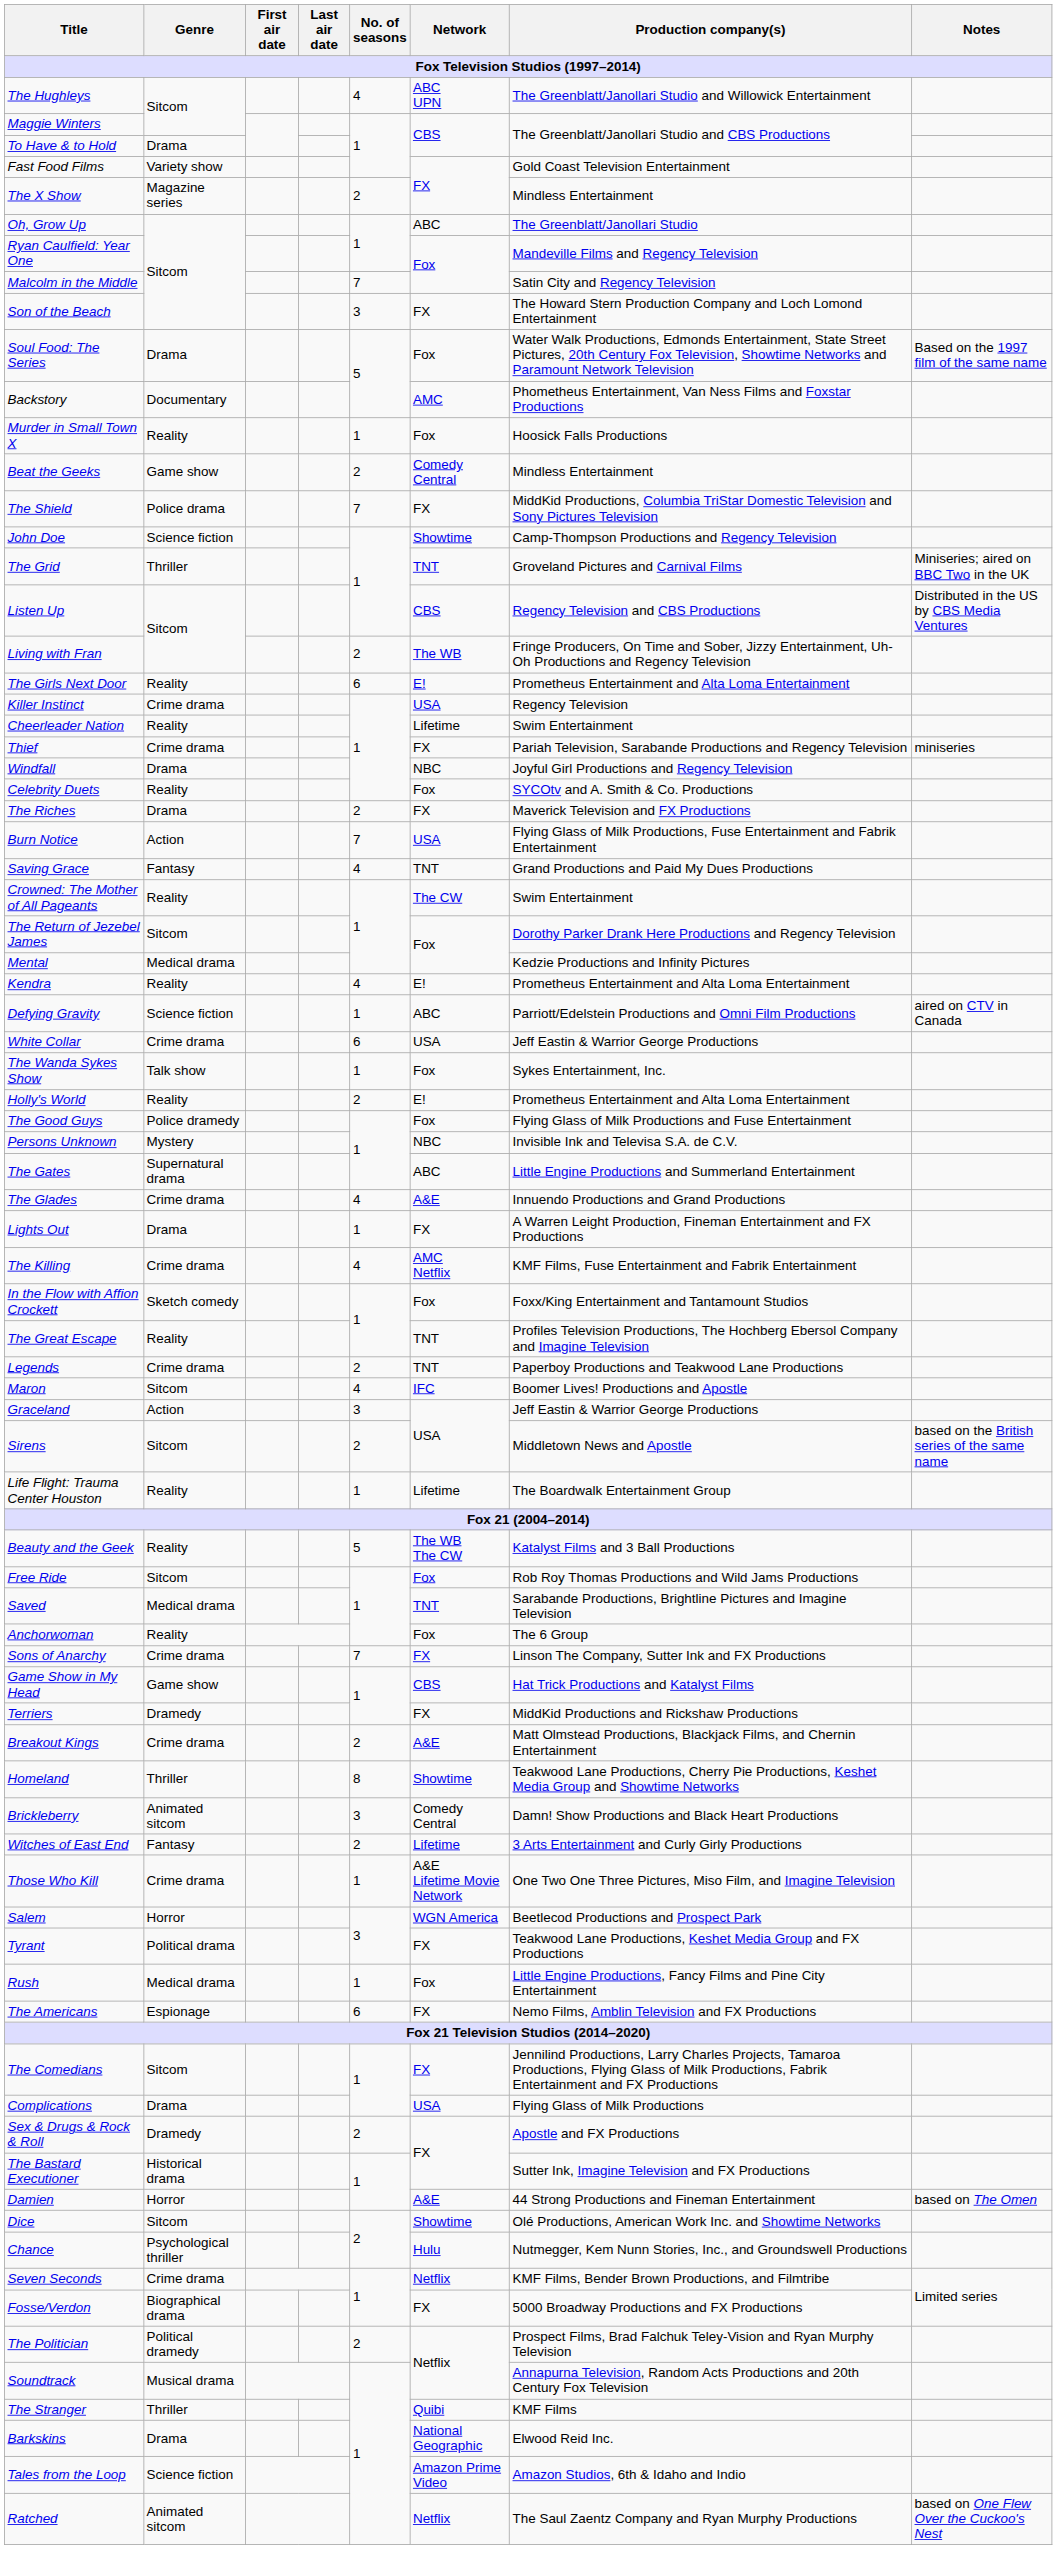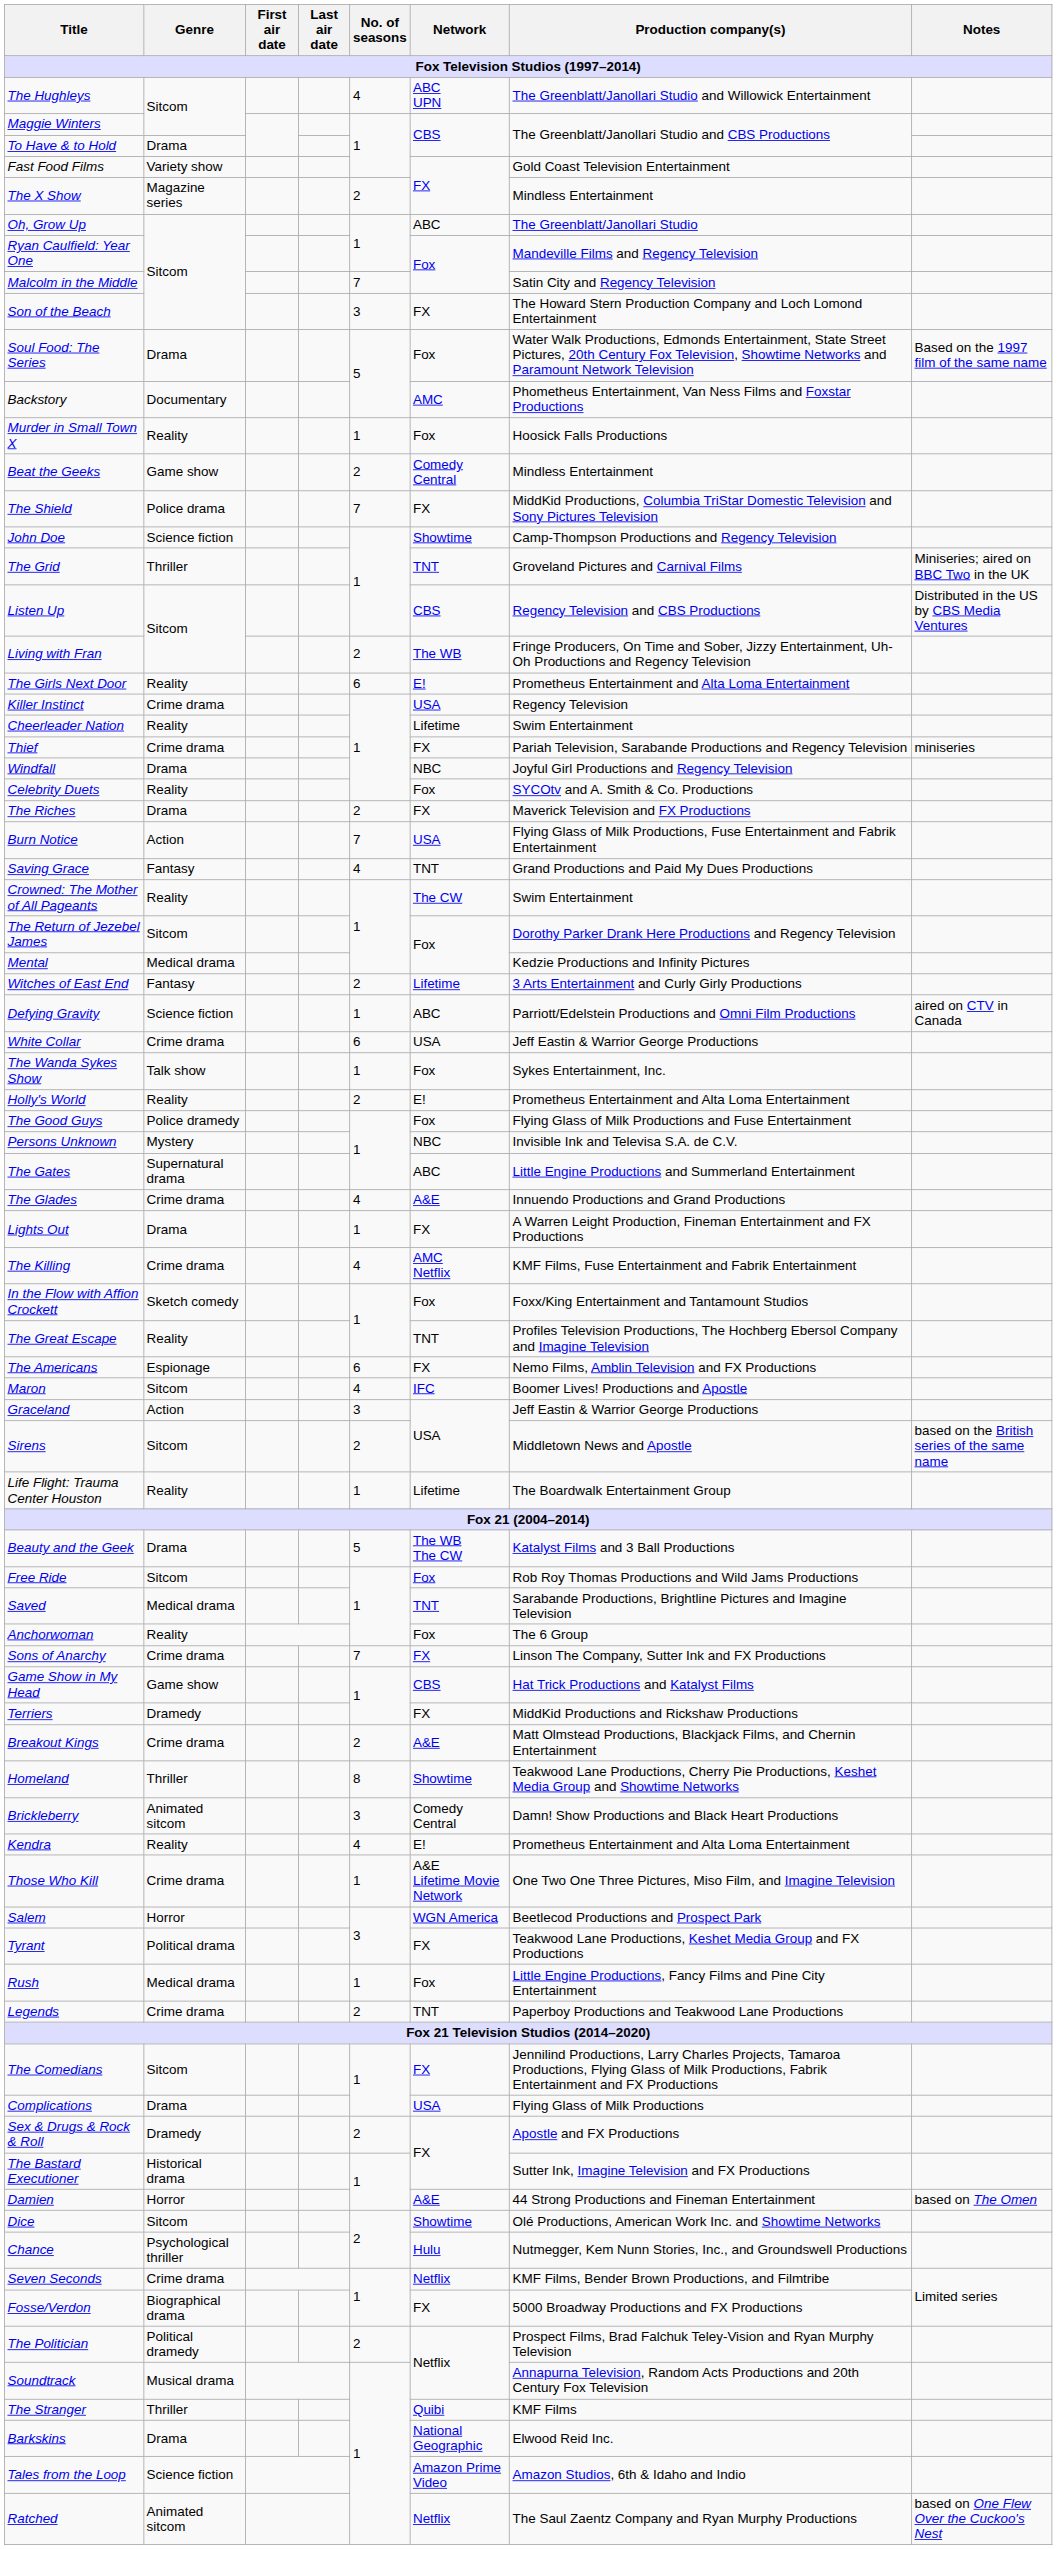rows swapped: (29, 984) <-> (68, 1844)
rows swapped: (52, 2011) <-> (33, 1367)
(167, 1548) Reality -> (167, 1548) Drama
